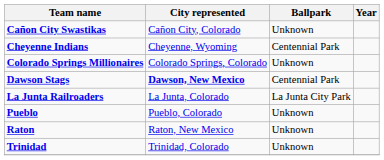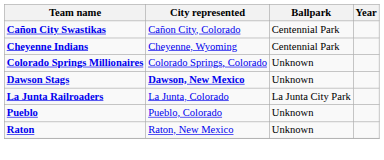(293, 29) Unknown -> (306, 29) Centennial Park
(306, 79) Centennial Park -> (293, 79) Unknown
- row: (27, 146)
